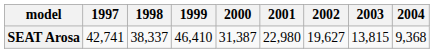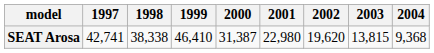(149, 37) 38,337 -> (149, 37) 38,338
(326, 37) 19,627 -> (326, 37) 19,620
